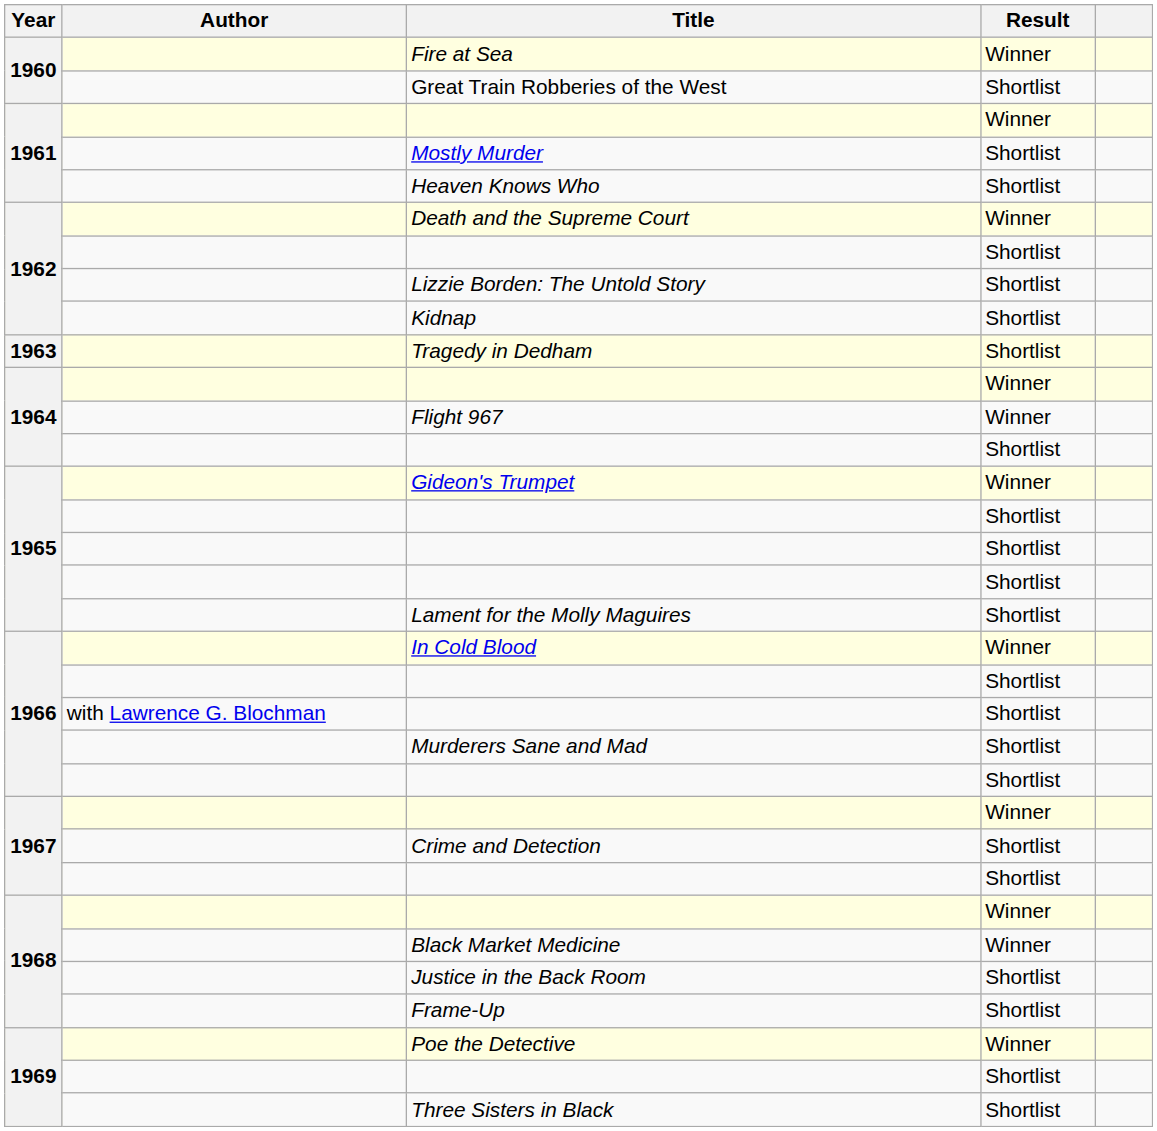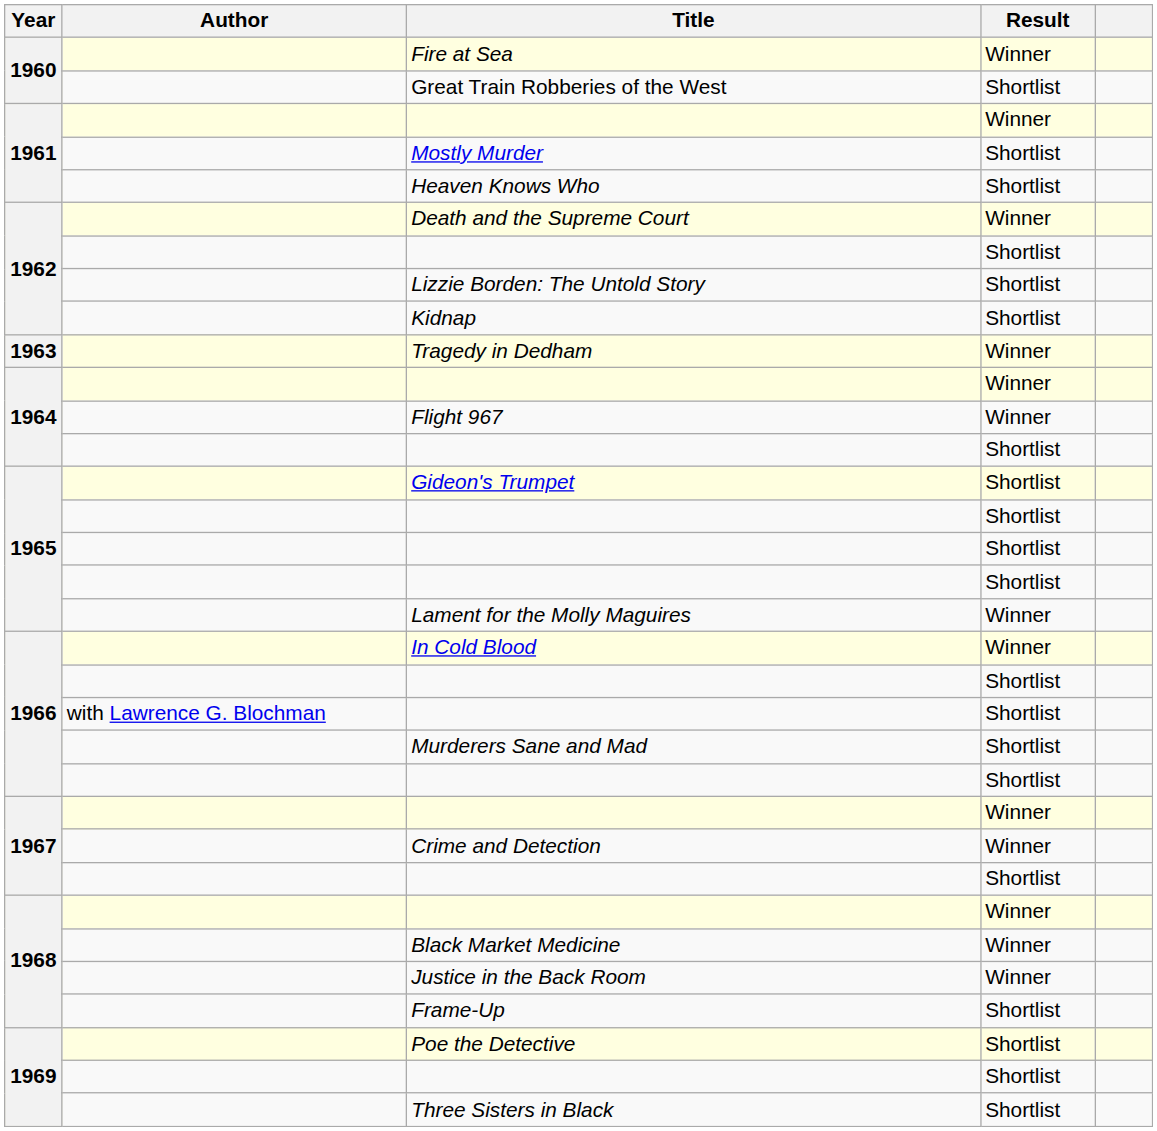(1023, 350) Shortlist -> (1018, 350) Winner
(1018, 482) Winner -> (1023, 482) Shortlist
(1023, 614) Shortlist -> (1018, 614) Winner
(1023, 845) Shortlist -> (1018, 845) Winner
(1023, 977) Shortlist -> (1018, 977) Winner
(1018, 1043) Winner -> (1023, 1043) Shortlist
